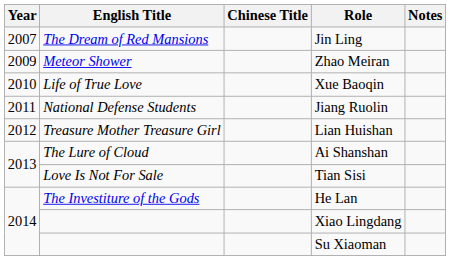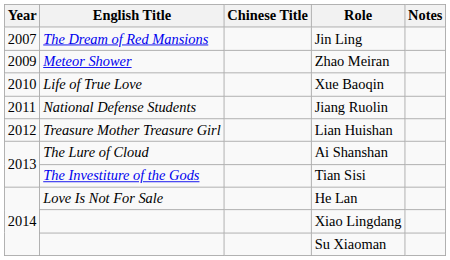(103, 175) Love Is Not For Sale -> (121, 175) The Investiture of the Gods
(121, 198) The Investiture of the Gods -> (103, 198) Love Is Not For Sale
